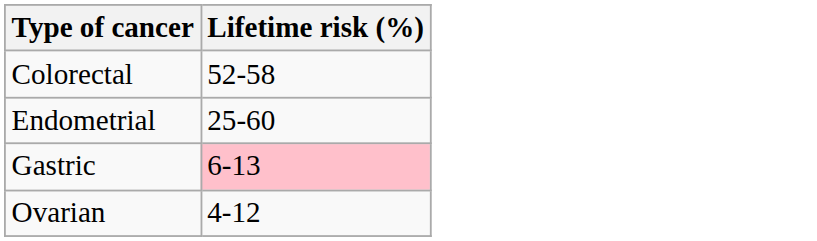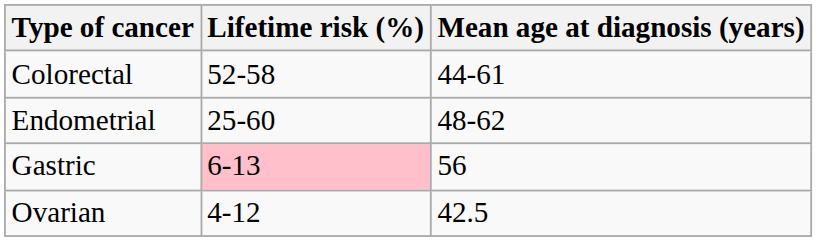+ column: (621, 27)
